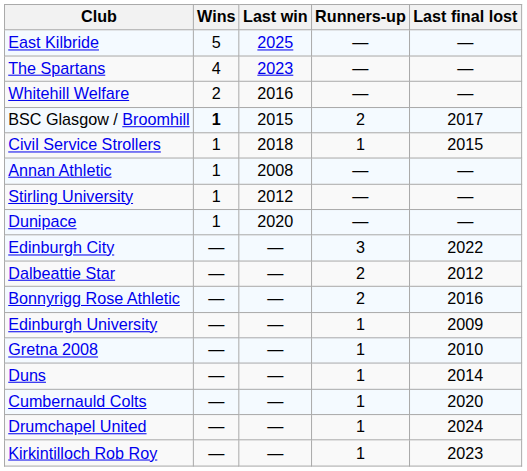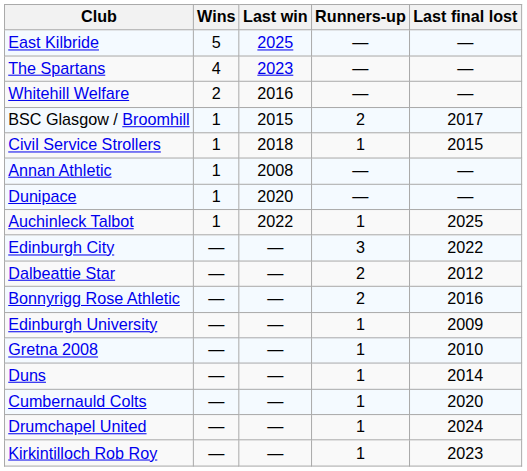(216, 119) bold -> (216, 119) normal
- row: (71, 196)
+ row: (71, 222)
